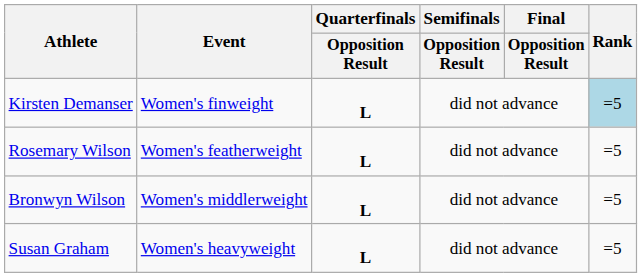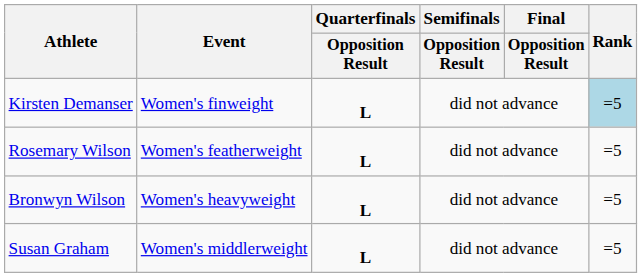(224, 200) Women's middlerweight -> (218, 200) Women's heavyweight
(218, 248) Women's heavyweight -> (224, 248) Women's middlerweight
